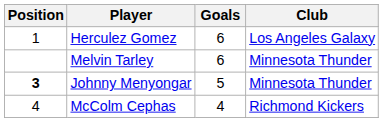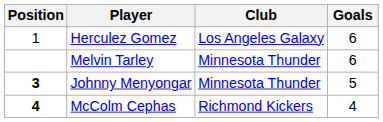columns swapped: (312, 15) <-> (220, 15)
(36, 106) normal -> (36, 106) bold
